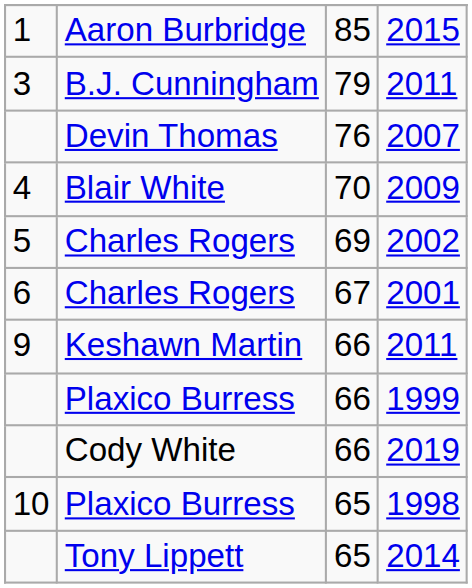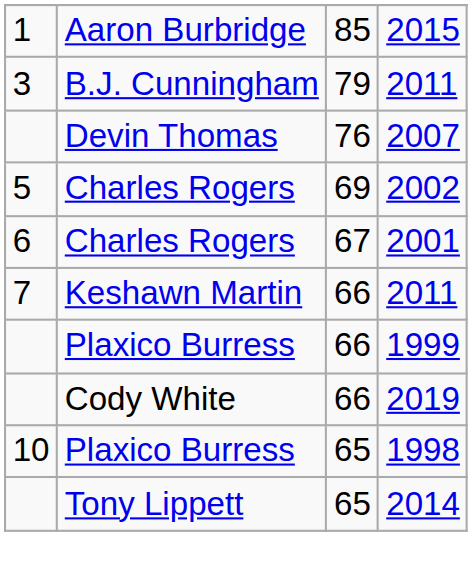- row: (145, 188)
(22, 345) 9 -> (22, 293) 7
